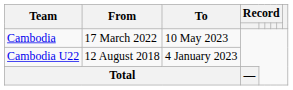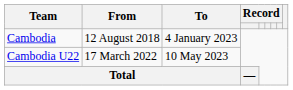(121, 38) 17 March 2022 -> (122, 38) 12 August 2018
(197, 38) 10 May 2023 -> (201, 38) 4 January 2023
(122, 56) 12 August 2018 -> (121, 56) 17 March 2022
(201, 56) 4 January 2023 -> (197, 56) 10 May 2023
